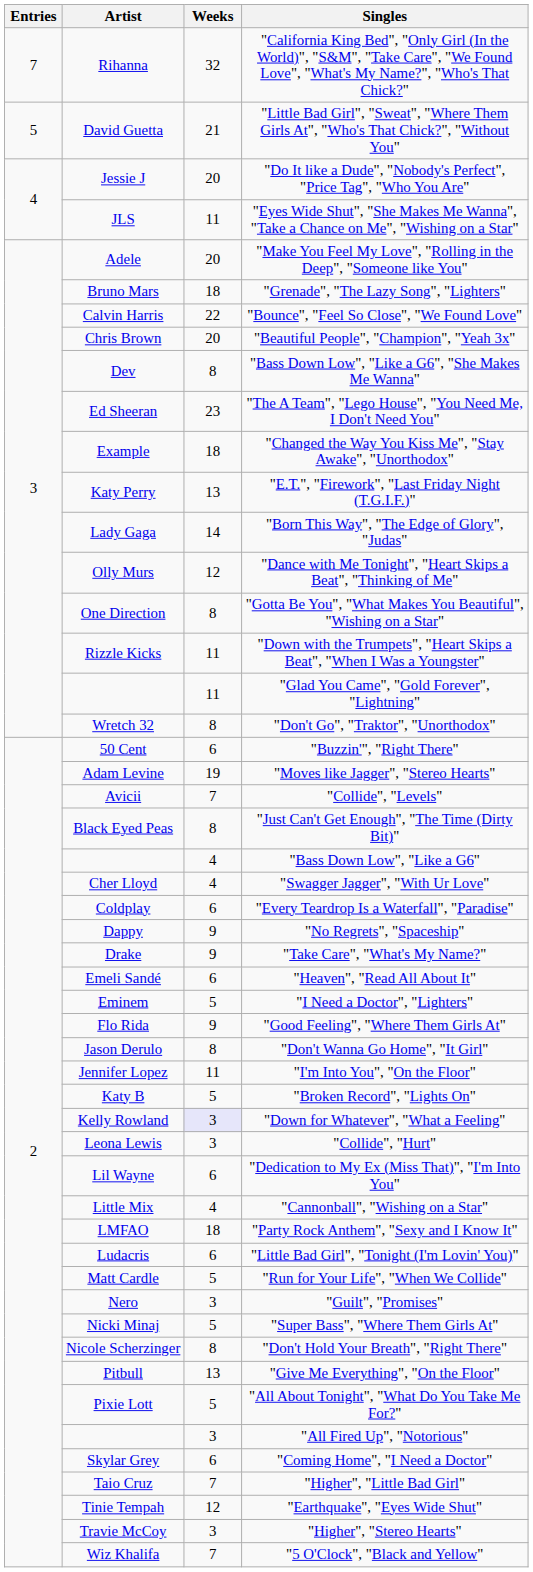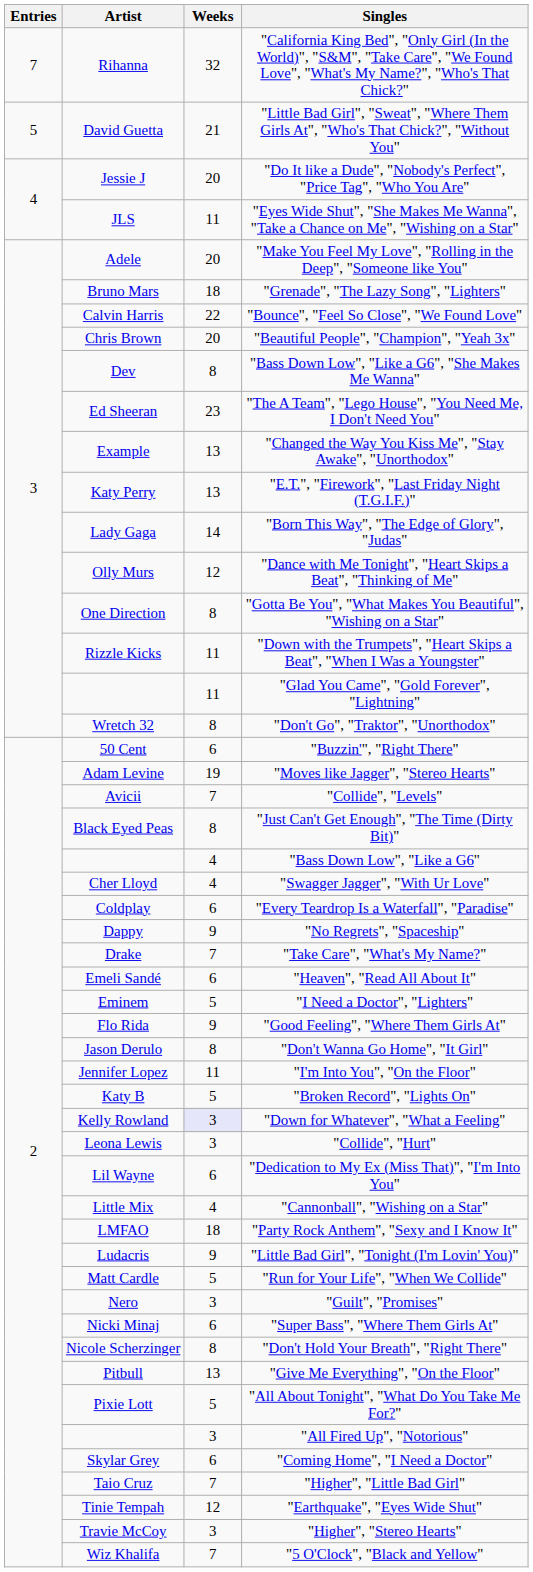(213, 451) 18 -> (213, 451) 13
(213, 954) 9 -> (213, 954) 7
(213, 1254) 6 -> (213, 1254) 9
(213, 1325) 5 -> (213, 1325) 6
